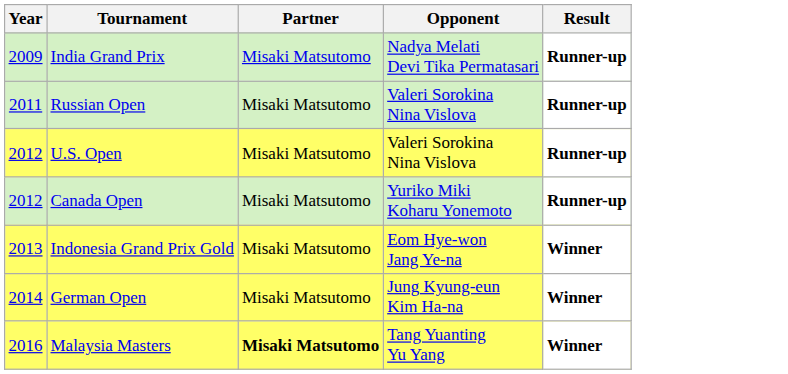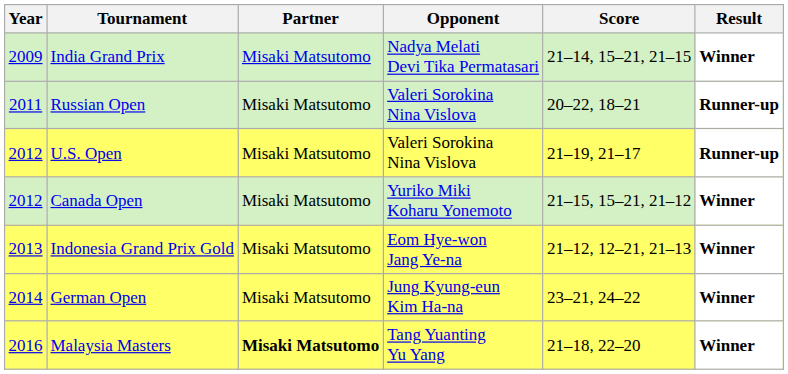+ column: (619, 18)
(587, 56) Runner-up -> (727, 56) Winner
(587, 201) Runner-up -> (727, 201) Winner
